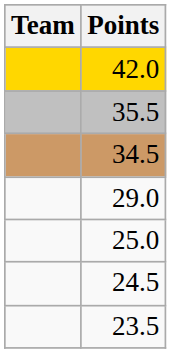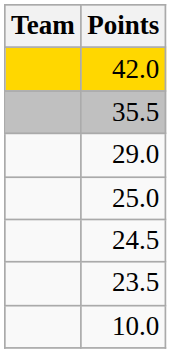- row: (136, 154)
+ row: (136, 326)
